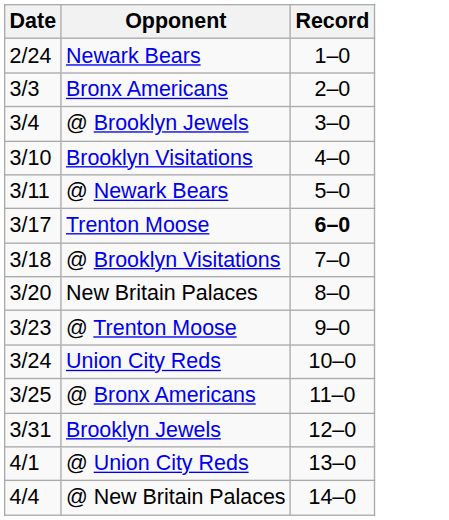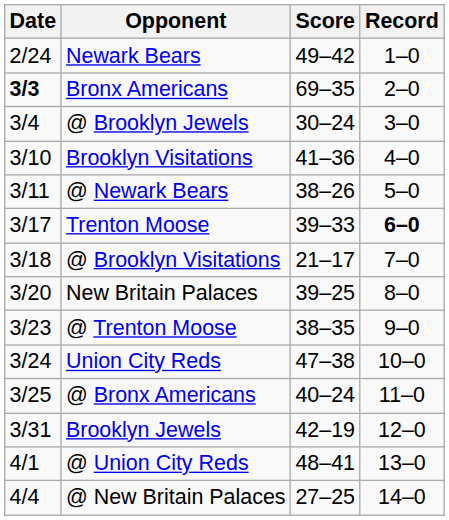+ column: (325, 21)
(25, 89) normal -> (25, 89) bold
